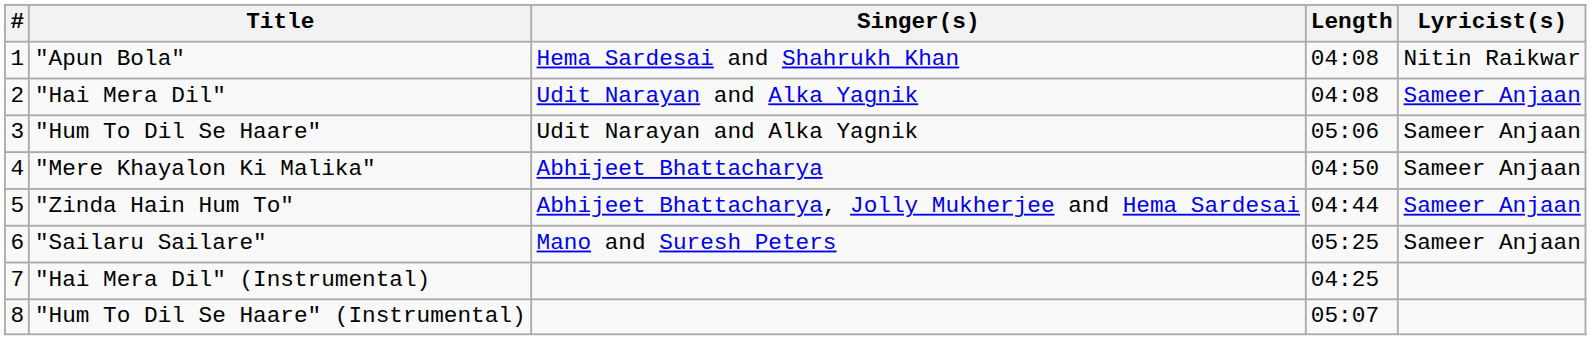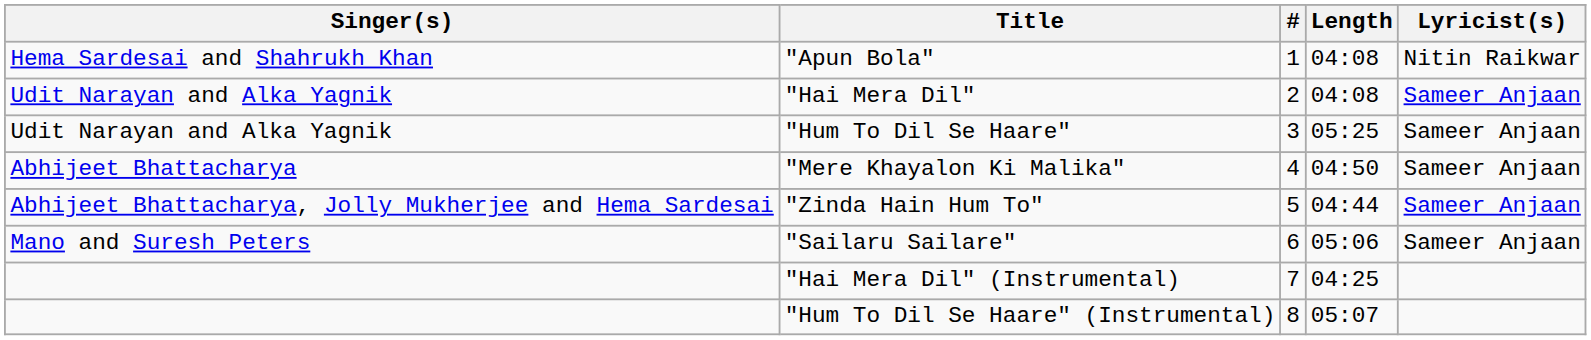columns swapped: (17, 24) <-> (918, 24)
(1345, 134) 05:06 -> (1345, 134) 05:25
(1345, 244) 05:25 -> (1345, 244) 05:06
